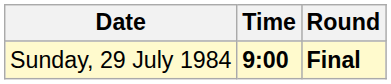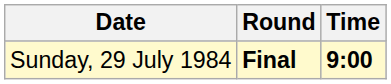columns swapped: (269, 22) <-> (343, 22)
